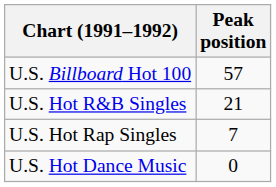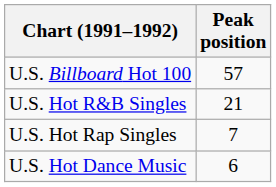(233, 165) 0 -> (233, 165) 6
